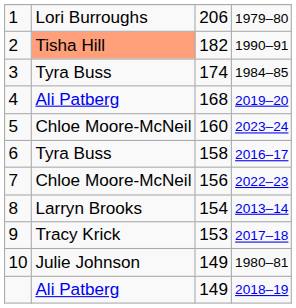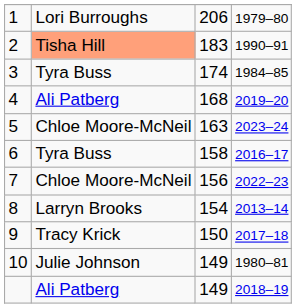(214, 45) 182 -> (214, 45) 183
(214, 126) 160 -> (214, 126) 163
(214, 235) 153 -> (214, 235) 150
